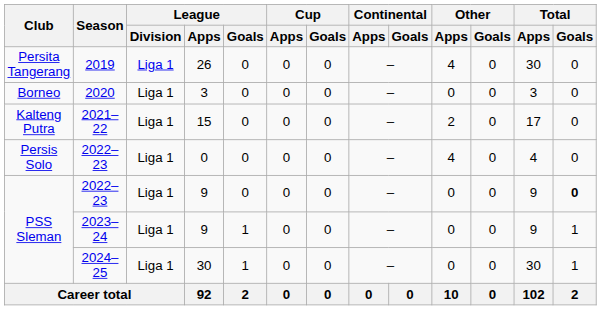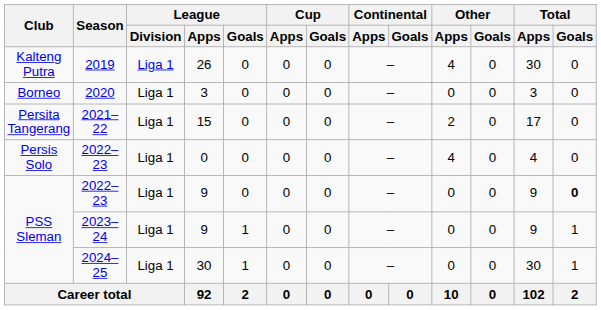(39, 64) Persita Tangerang -> (39, 64) Kalteng Putra
(39, 121) Kalteng Putra -> (39, 121) Persita Tangerang
